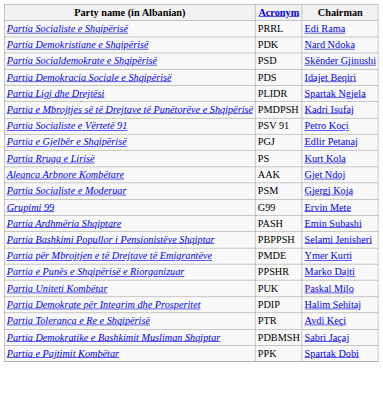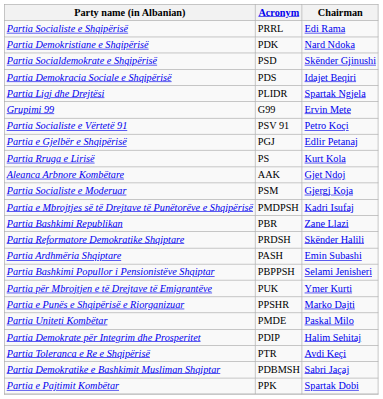rows swapped: (30, 207) <-> (130, 110)
+ row: (65, 223)
+ row: (95, 239)
(272, 256) PMDE -> (268, 288) PUK
(268, 288) PUK -> (272, 321) PMDE
